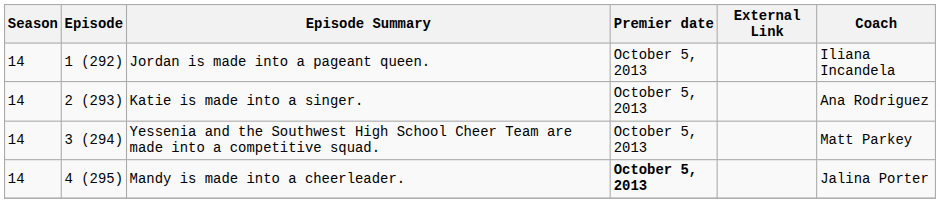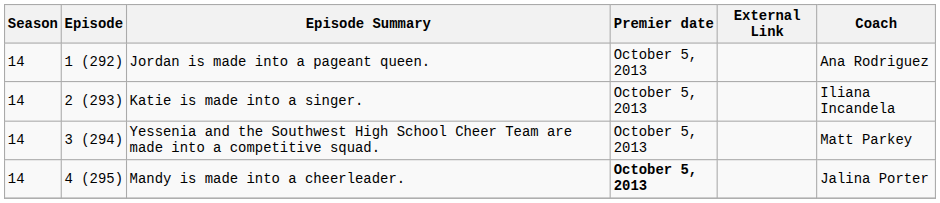(858, 63) Iliana Incandela -> (875, 63) Ana Rodriguez
(875, 101) Ana Rodriguez -> (858, 101) Iliana Incandela
